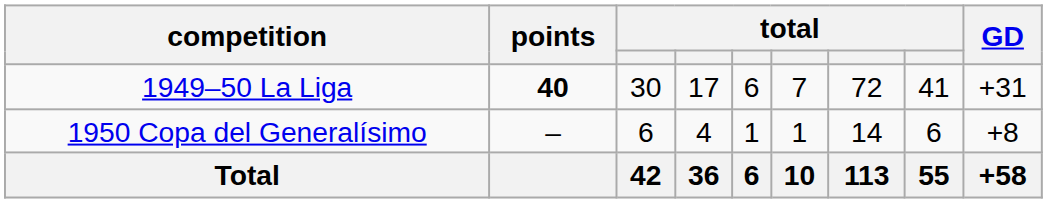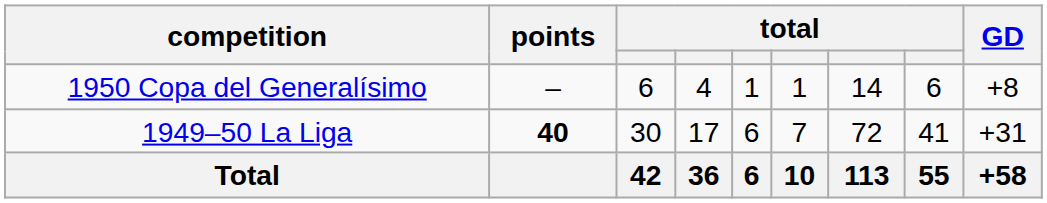rows swapped: (247, 86) <-> (247, 131)
